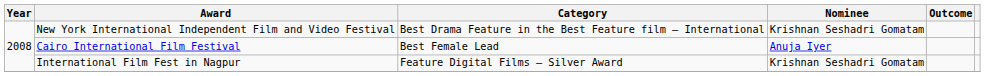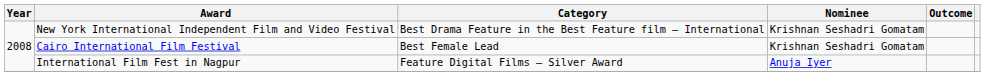(801, 46) Anuja Iyer -> (847, 46) Krishnan Seshadri Gomatam
(847, 63) Krishnan Seshadri Gomatam -> (801, 63) Anuja Iyer
